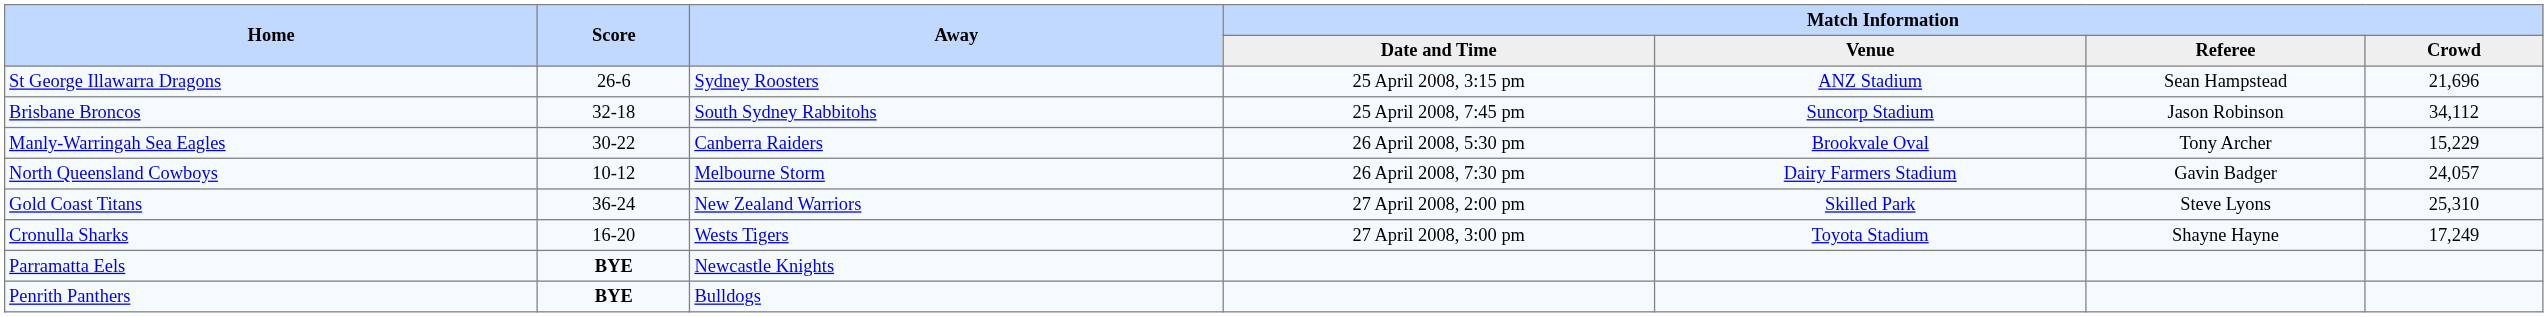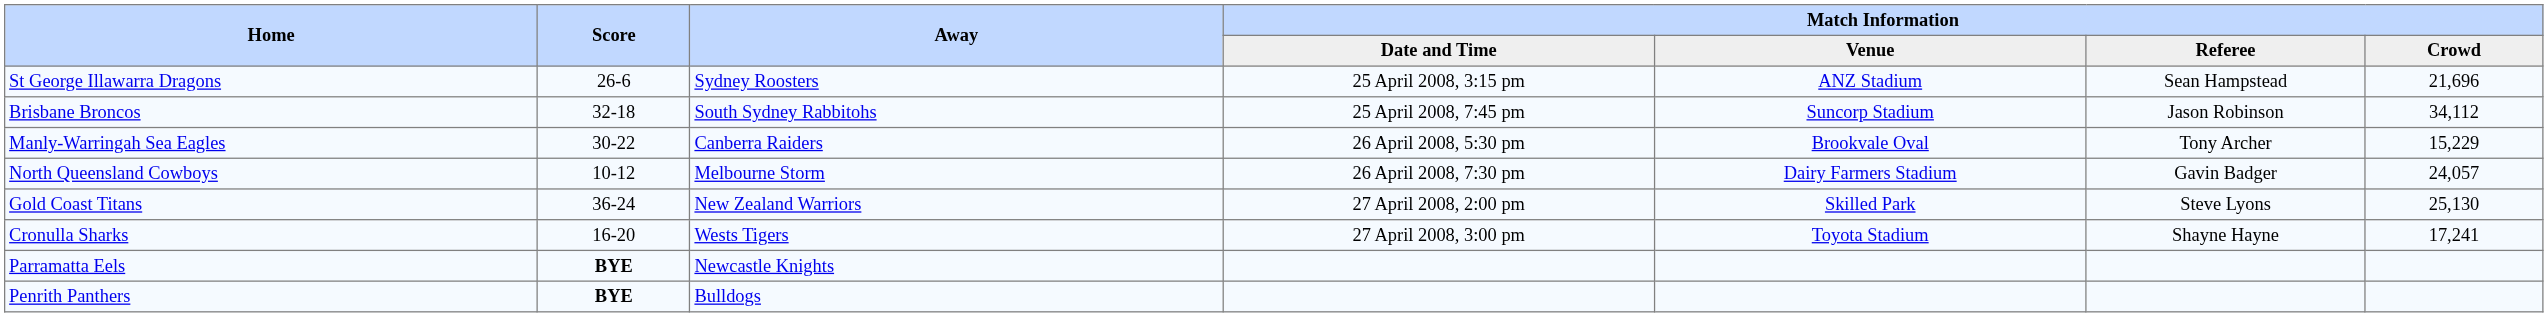(2454, 204) 25,310 -> (2454, 204) 25,130
(2454, 234) 17,249 -> (2454, 234) 17,241
